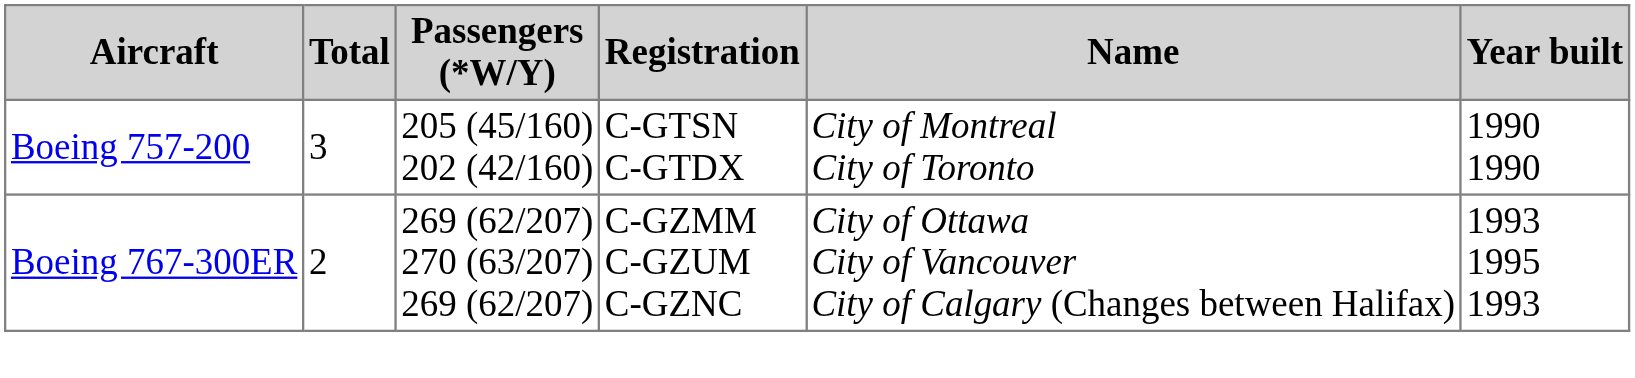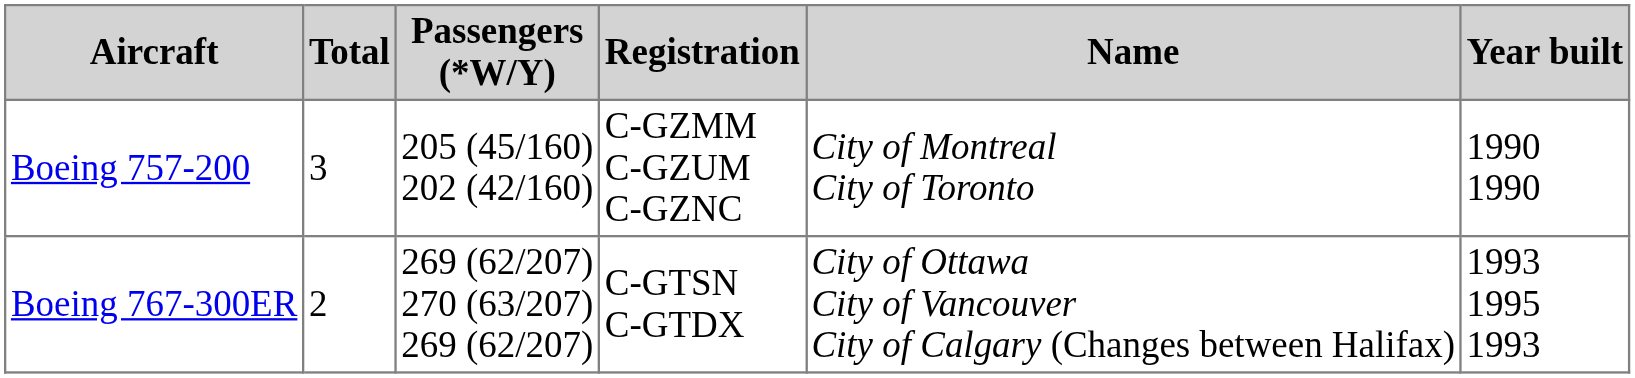(675, 146) C-GTSN C-GTDX -> (681, 167) C-GZMM C-GZUM C-GZNC
(681, 262) C-GZMM C-GZUM C-GZNC -> (675, 303) C-GTSN C-GTDX
